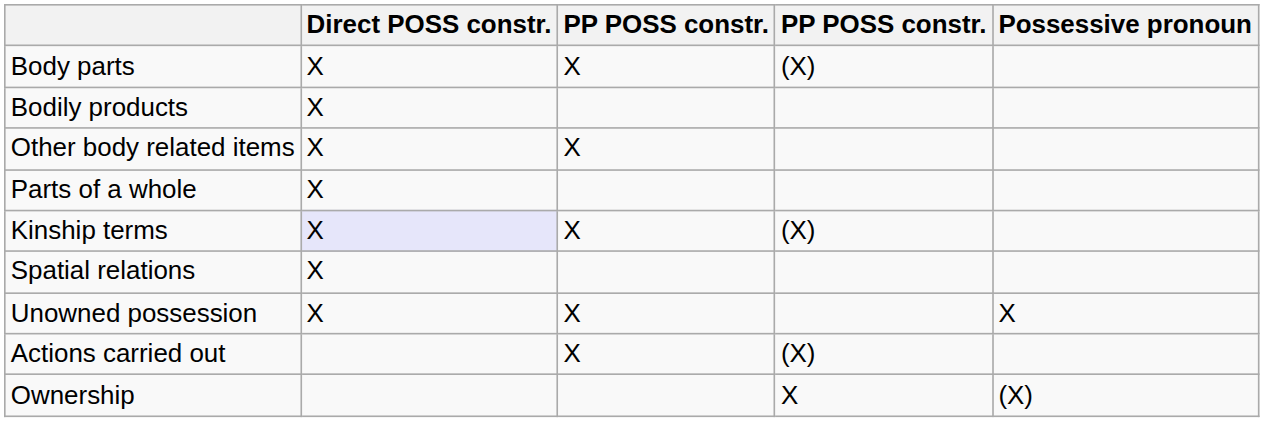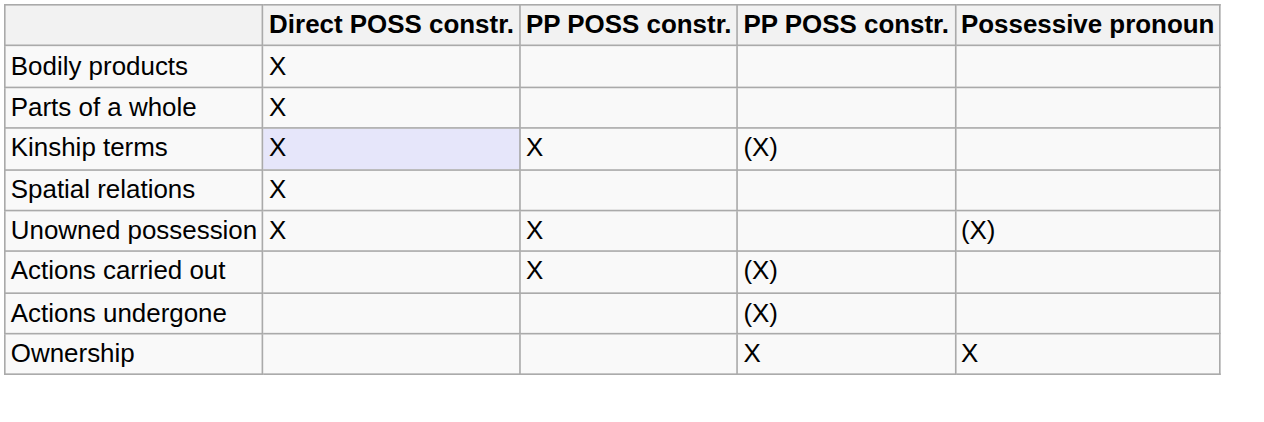- row: (73, 66)
- row: (153, 148)
(1007, 312) X -> (978, 230) (X)
+ row: (119, 312)
(1016, 395) (X) -> (970, 353) X
